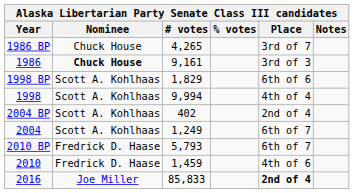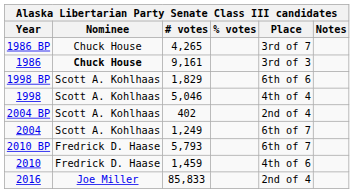(187, 96) 9,994 -> (187, 96) 5,046
(286, 180) bold -> (286, 180) normal
